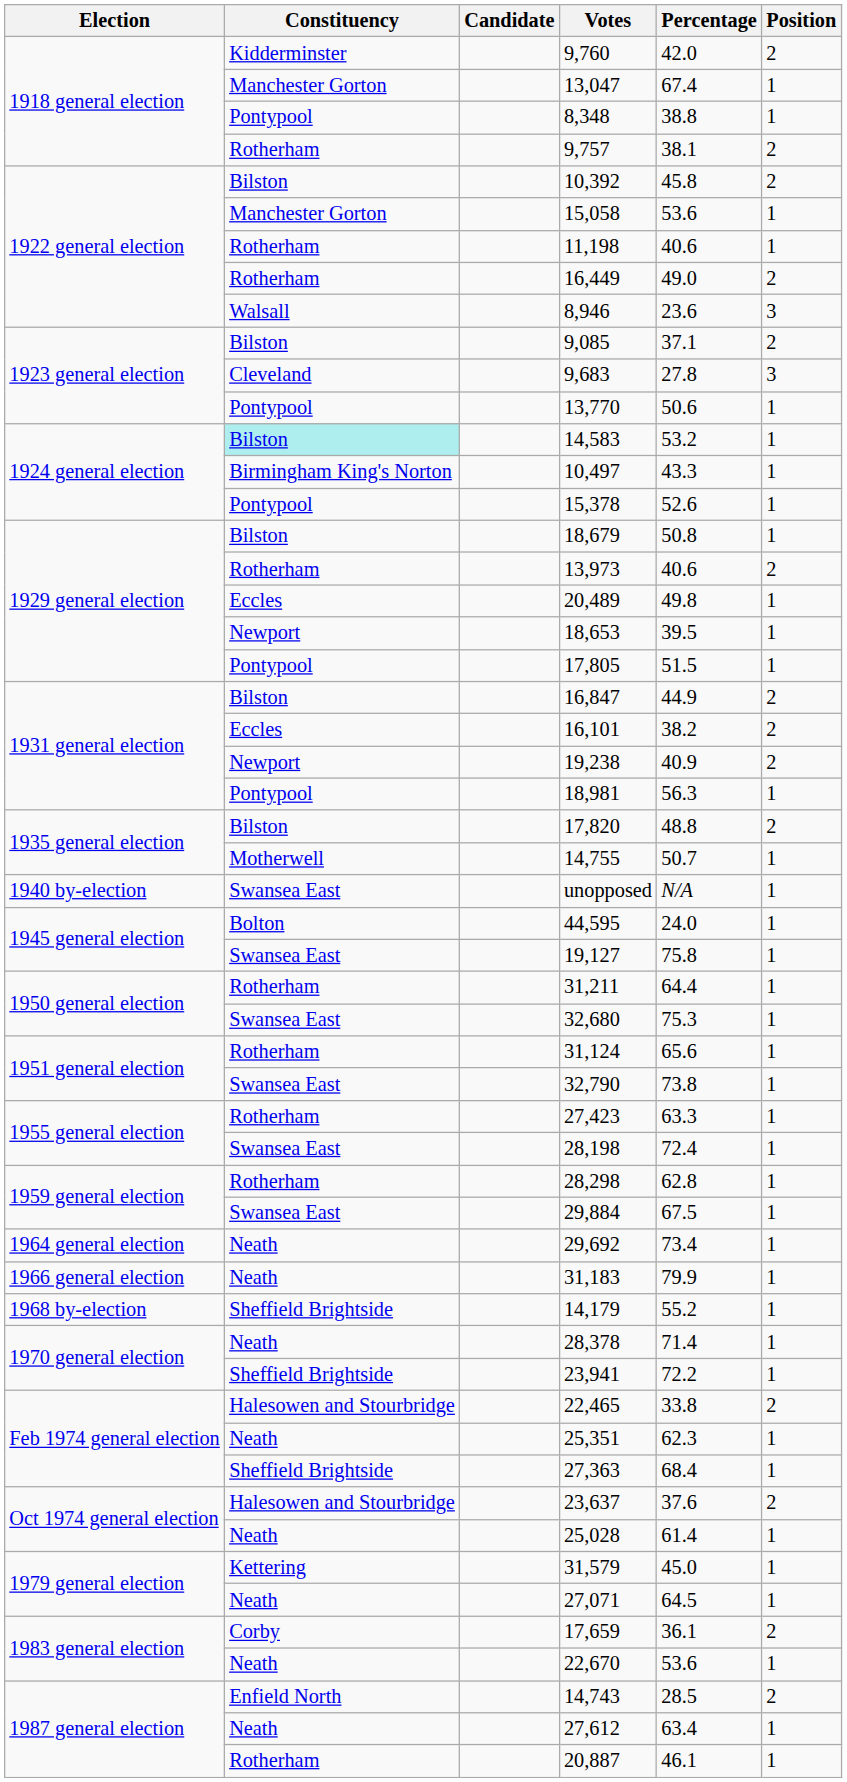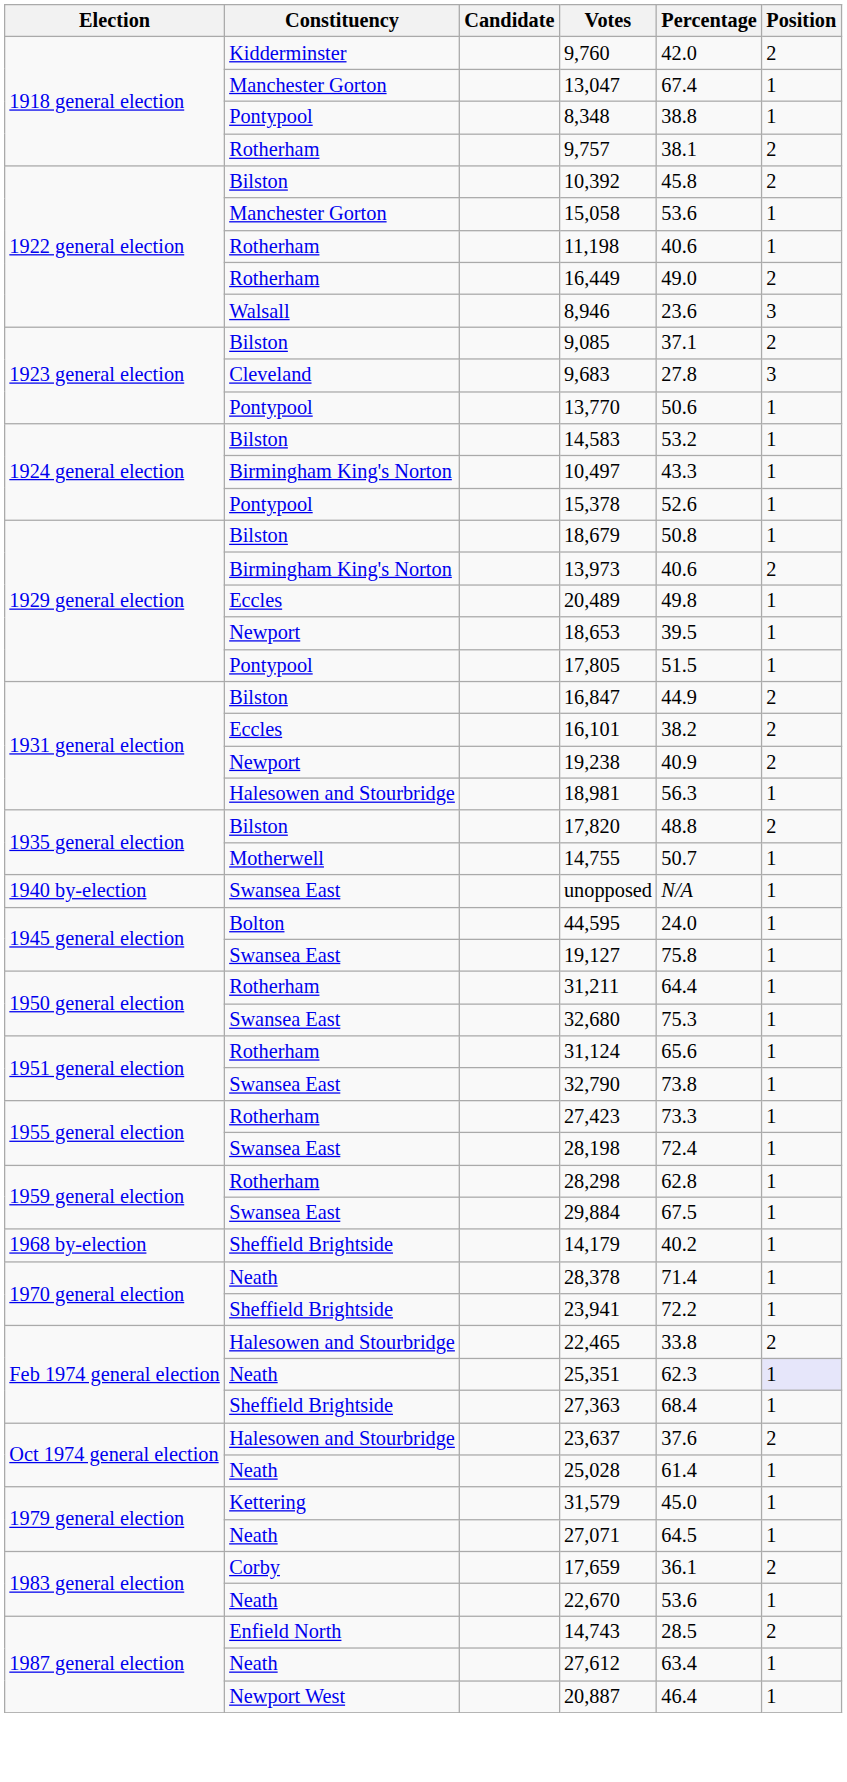(259, 439) paleturquoise background -> (259, 439) no background
(274, 568) Rotherham -> (340, 568) Birmingham King's Norton
(271, 794) Pontypool -> (342, 794) Halesowen and Stourbridge
(679, 1116) 63.3 -> (679, 1116) 73.3
- row: (592, 1245)
- row: (592, 1277)
(679, 1309) 55.2 -> (679, 1245) 40.2
(771, 1438) no background -> (771, 1374) lavender background
(274, 1760) Rotherham -> (287, 1696) Newport West
(679, 1760) 46.1 -> (679, 1696) 46.4
